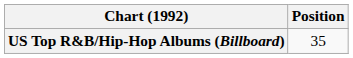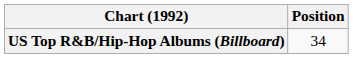(318, 41) 35 -> (318, 41) 34
